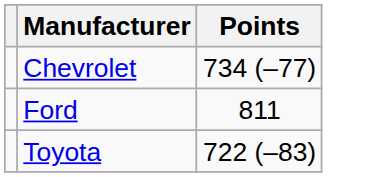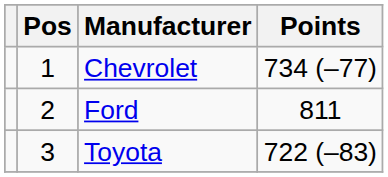+ column: (48, 26)
